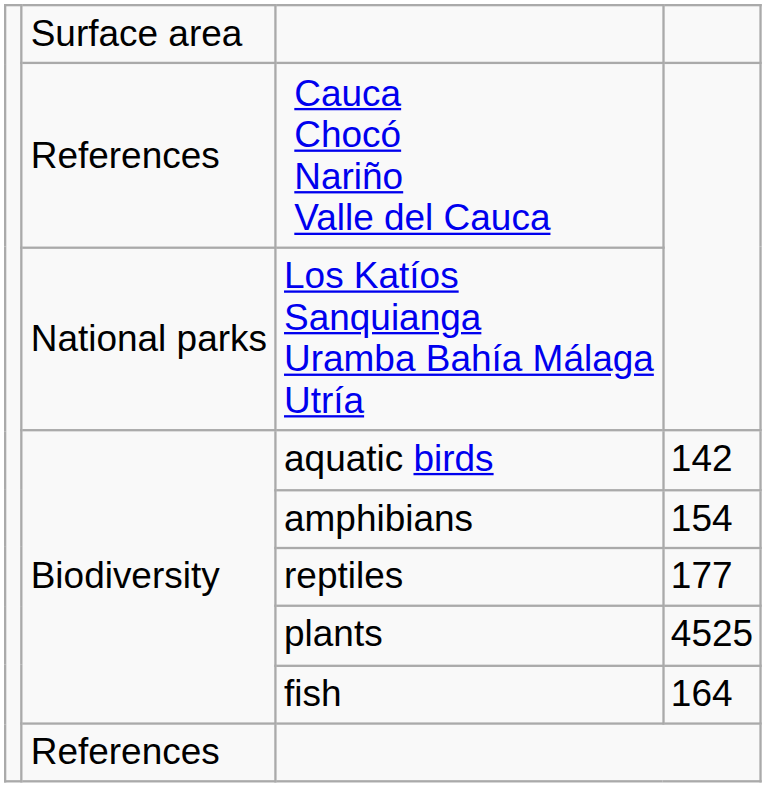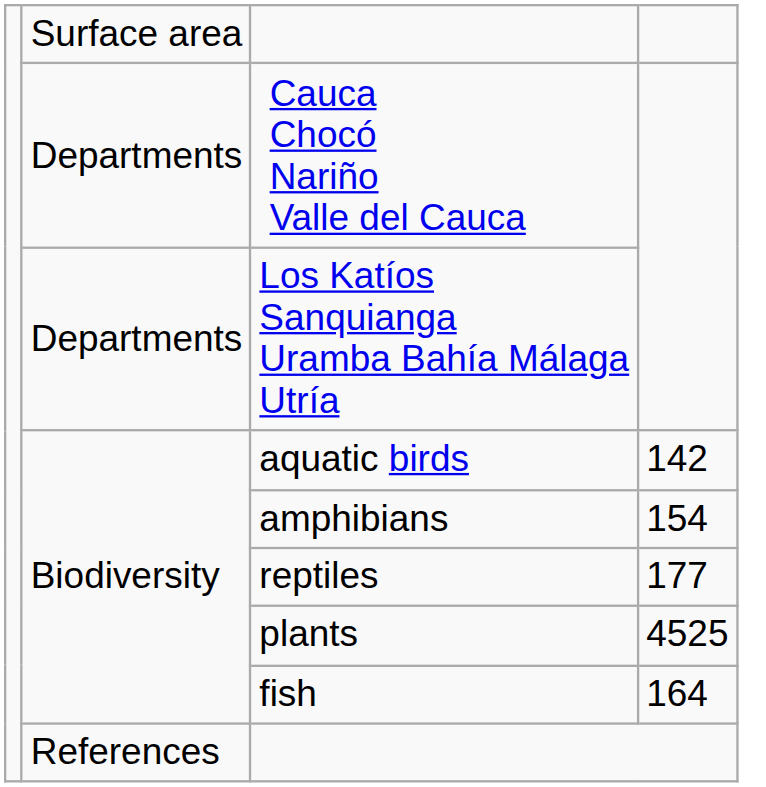(125, 154) References -> (137, 154) Departments
(149, 338) National parks -> (137, 338) Departments
